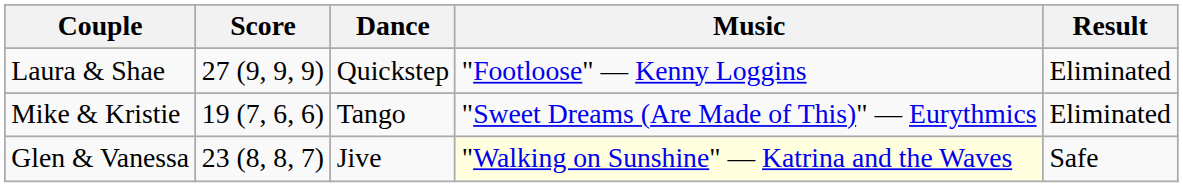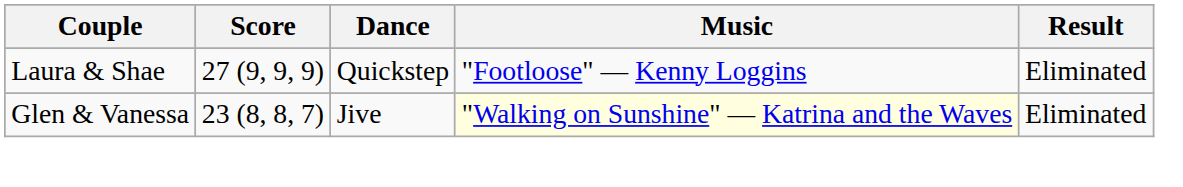- row: (96, 114)
(1074, 158) Safe -> (1086, 114) Eliminated
